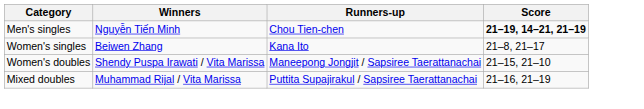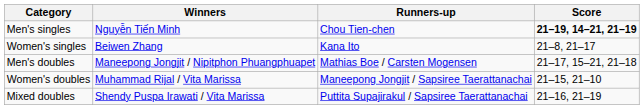+ row: (41, 63)
(180, 63) Shendy Puspa Irawati / Vita Marissa -> (168, 79) Muhammad Rijal / Vita Marissa
(168, 79) Muhammad Rijal / Vita Marissa -> (180, 96) Shendy Puspa Irawati / Vita Marissa
